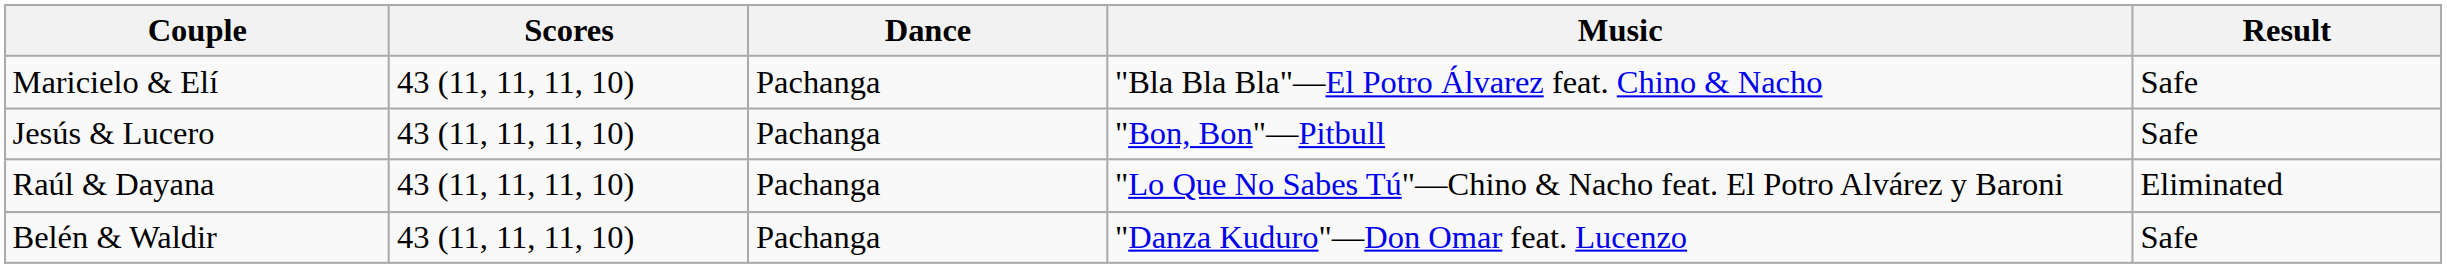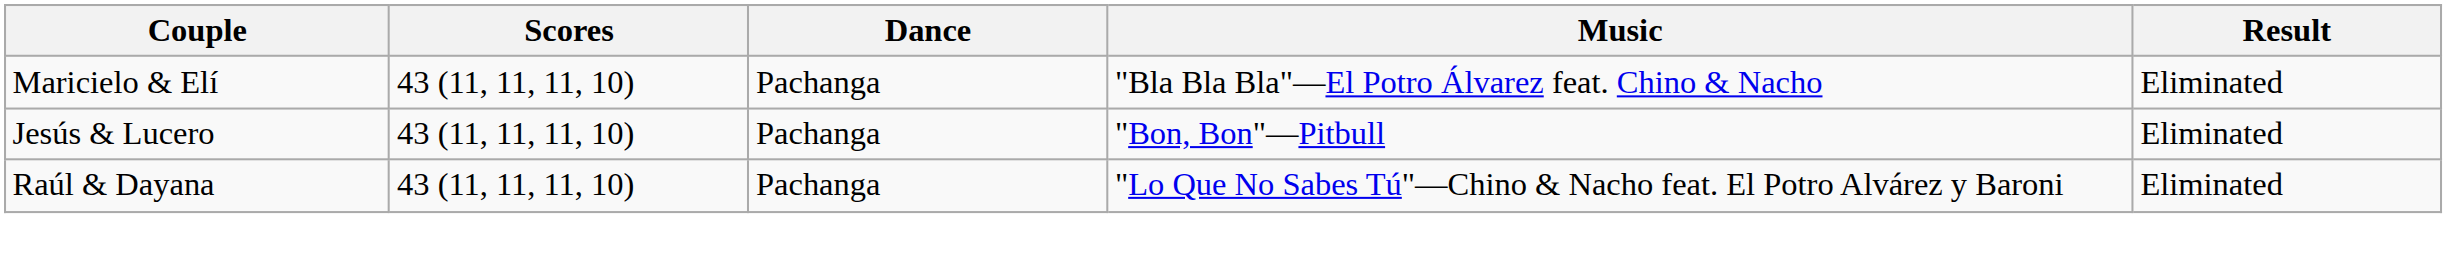(2169, 81) Safe -> (2212, 81) Eliminated
(2169, 133) Safe -> (2212, 133) Eliminated
- row: (115, 236)
